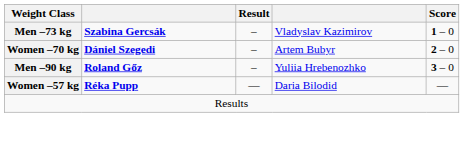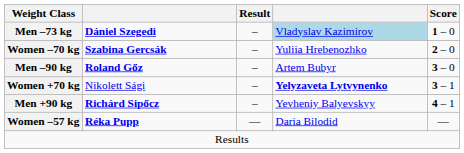(125, 31) Szabina Gercsák -> (120, 31) Dániel Szegedi
(323, 31) no background -> (324, 31) lightblue background
(120, 49) Dániel Szegedi -> (126, 49) Szabina Gercsák
(305, 49) Artem Bubyr -> (321, 49) Yuliia Hrebenozhko
(320, 67) Yuliia Hrebenozhko -> (306, 67) Artem Bubyr
+ row: (43, 85)
+ row: (43, 103)
